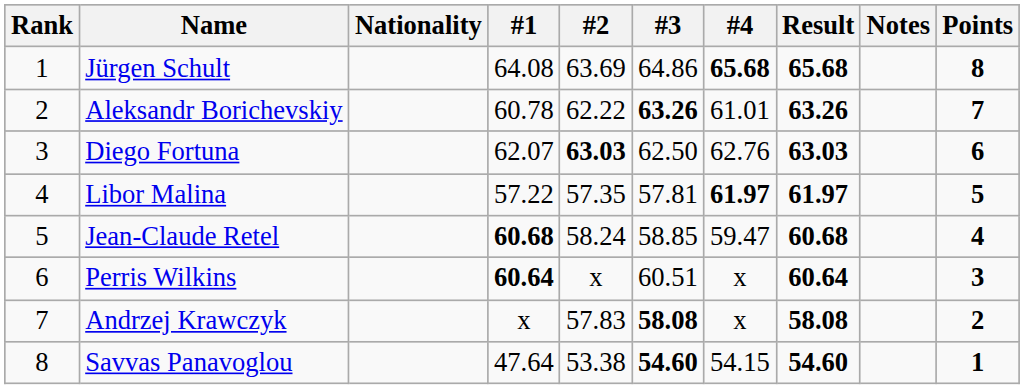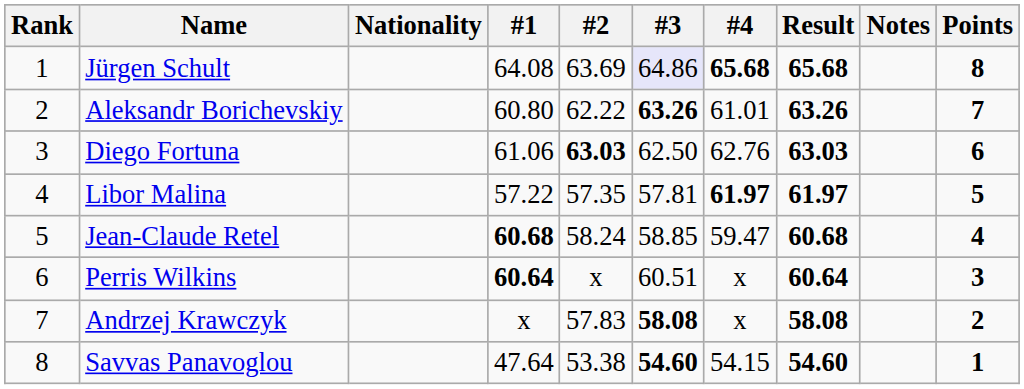(668, 67) no background -> (668, 67) lavender background
(524, 109) 60.78 -> (524, 109) 60.80
(524, 151) 62.07 -> (524, 151) 61.06
